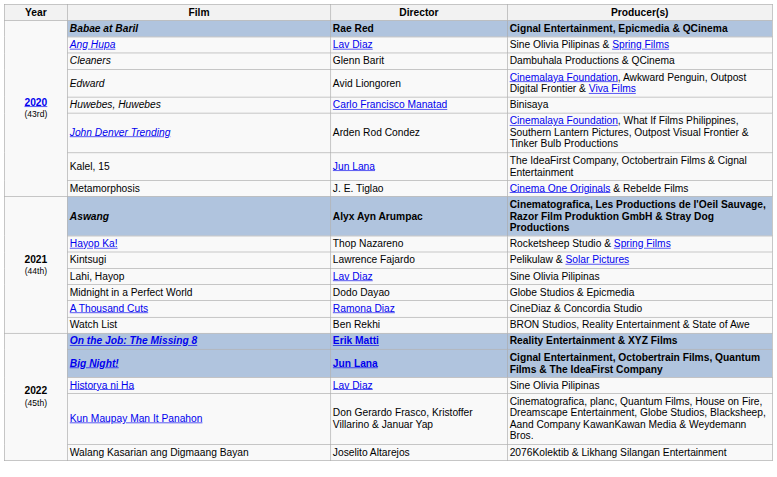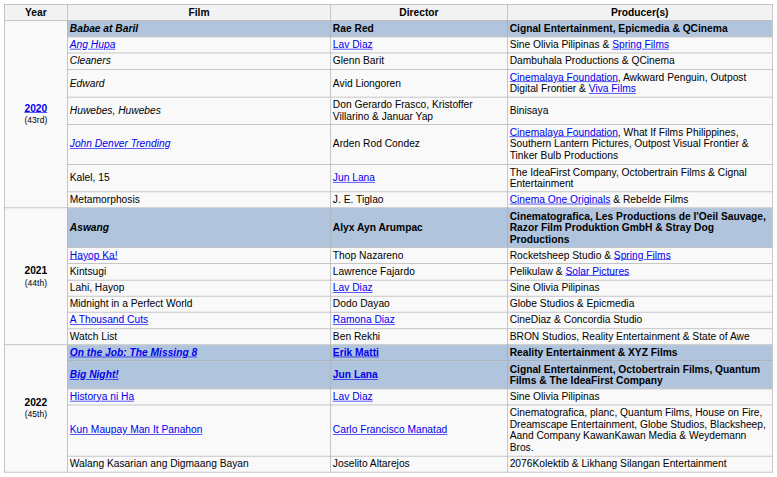(390, 105) Carlo Francisco Manatad -> (403, 111) Don Gerardo Frasco, Kristoffer Villarino & Januar Yap
(403, 419) Don Gerardo Frasco, Kristoffer Villarino & Januar Yap -> (390, 430) Carlo Francisco Manatad
